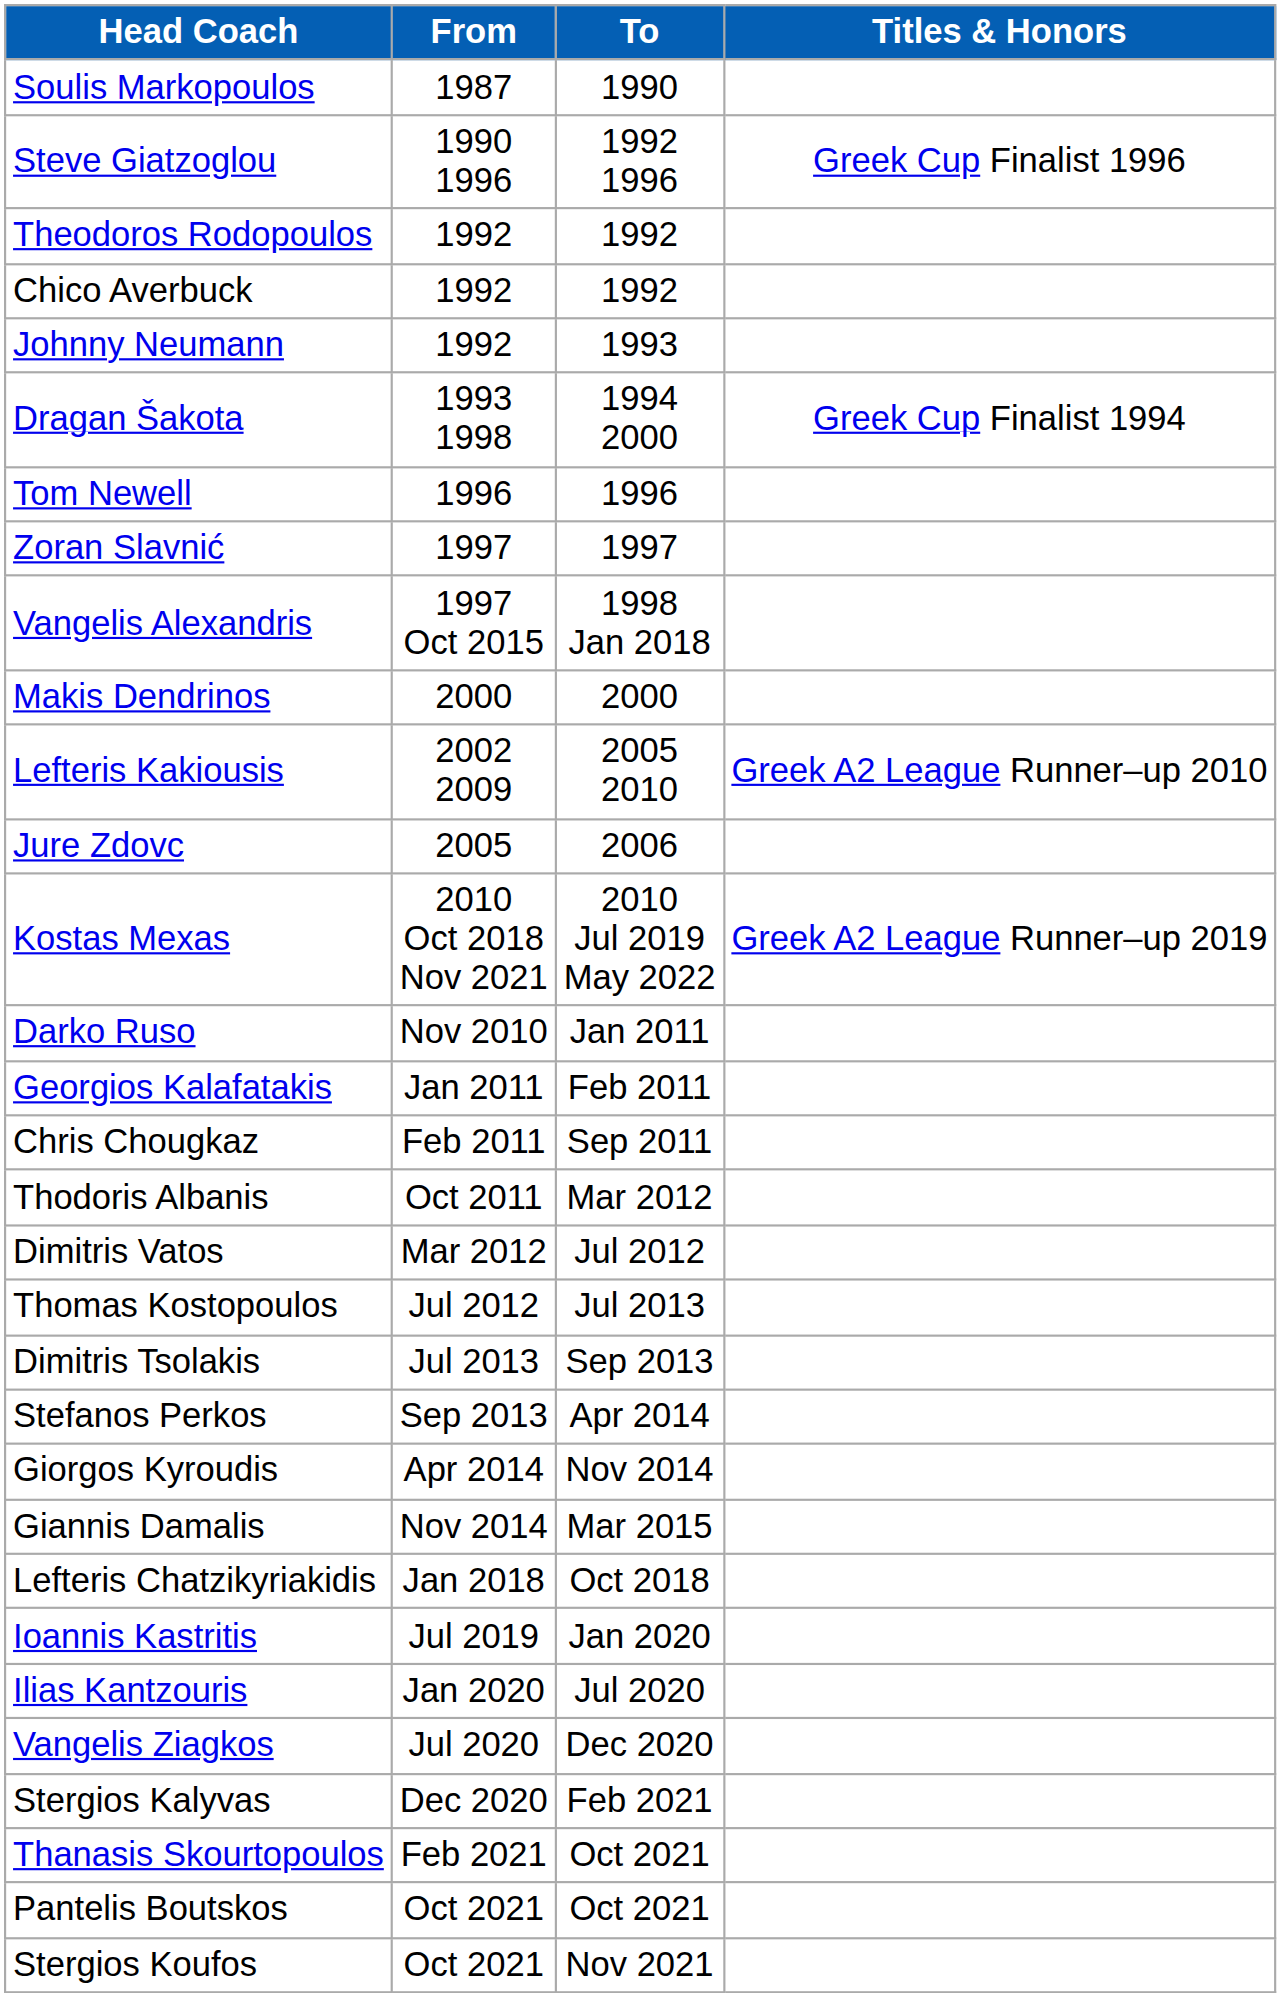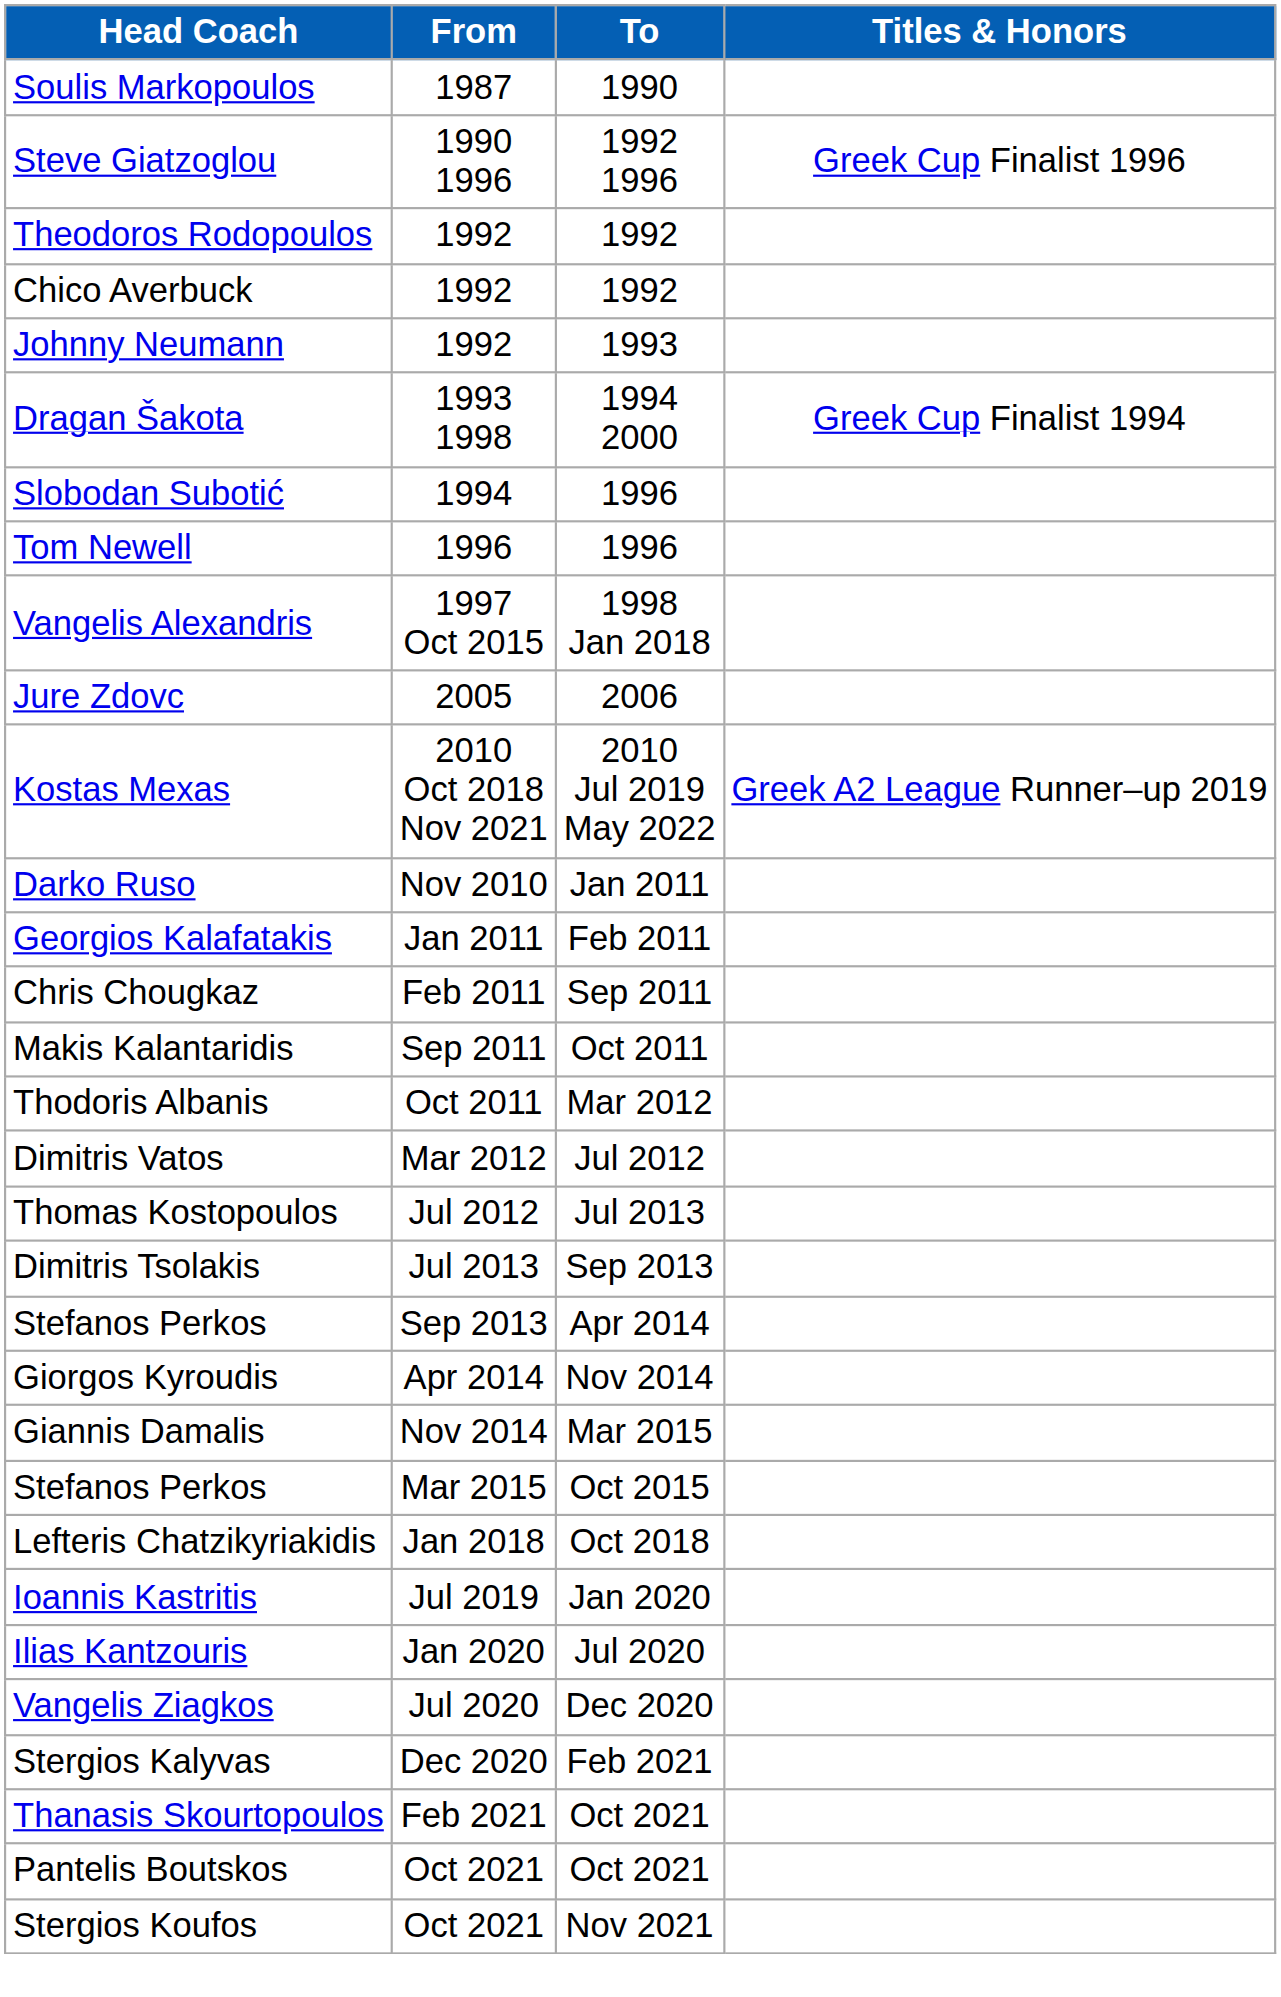+ row: (149, 493)
- row: (119, 548)
- row: (142, 696)
- row: (148, 770)
+ row: (153, 1048)
+ row: (140, 1486)
